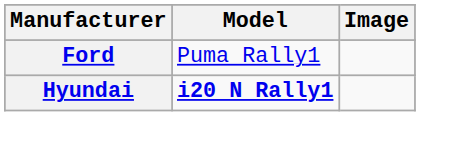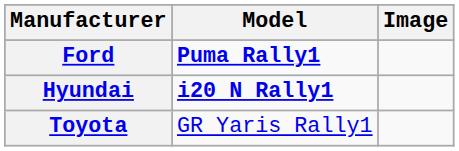(249, 58) normal -> (249, 58) bold
+ row: (88, 128)
